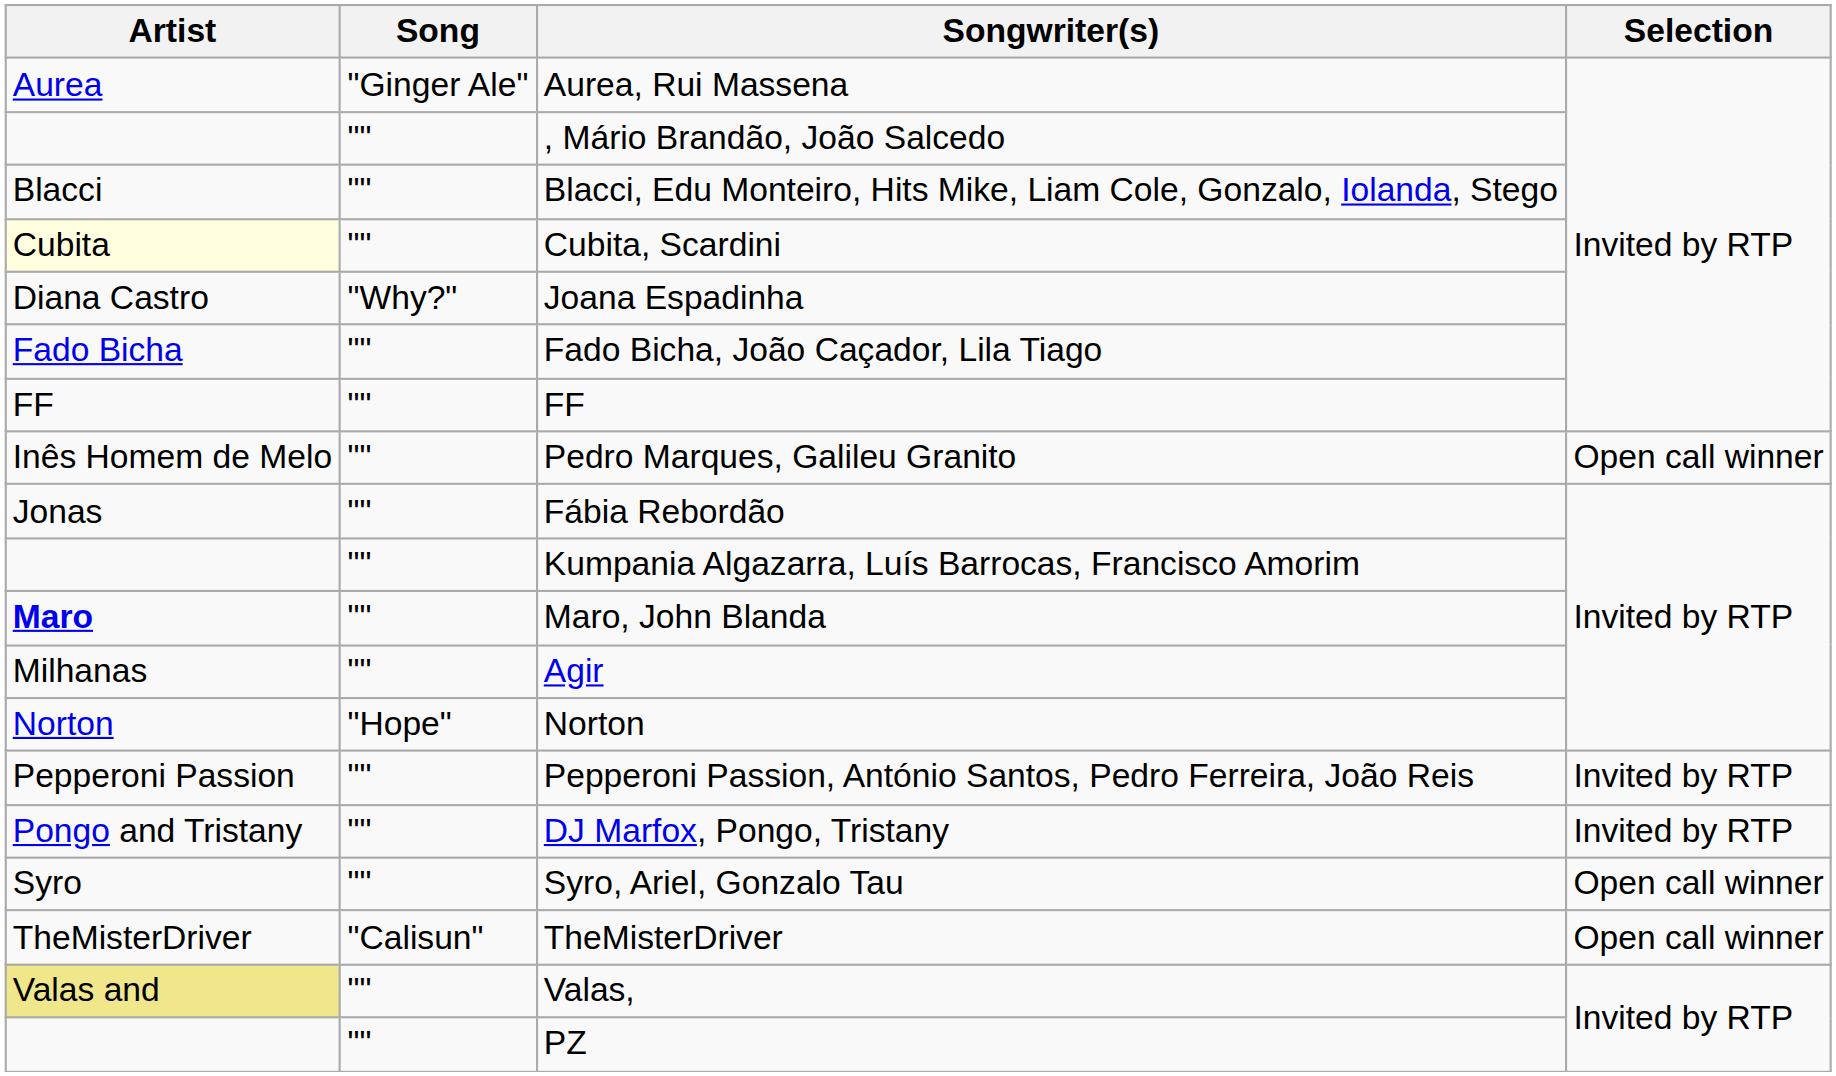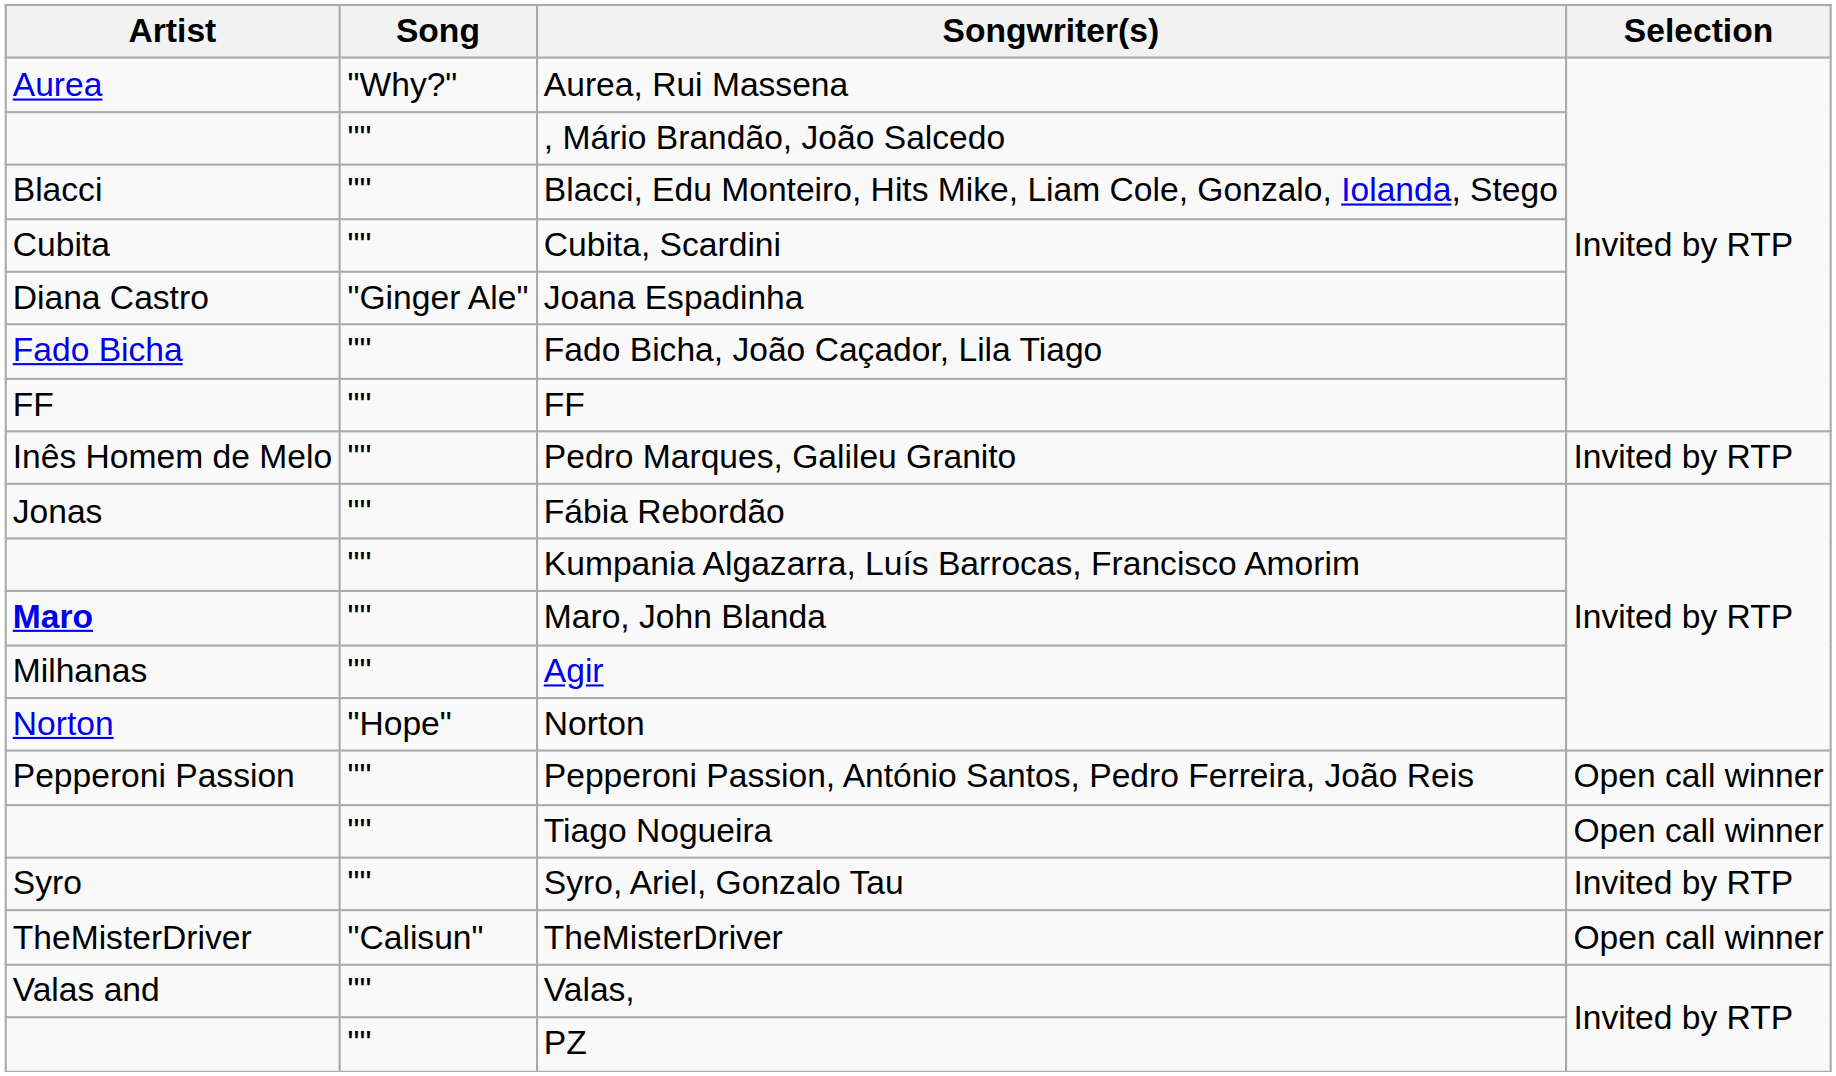(438, 84) "Ginger Ale" -> (402, 84) "Why?"
(61, 244) lightyellow background -> (61, 244) no background
(402, 297) "Why?" -> (438, 297) "Ginger Ale"
(1699, 457) Open call winner -> (1683, 457) Invited by RTP
(1683, 777) Invited by RTP -> (1699, 777) Open call winner
- row: (746, 830)
+ row: (658, 830)
(1699, 883) Open call winner -> (1683, 883) Invited by RTP
(86, 990) khaki background -> (86, 990) no background
